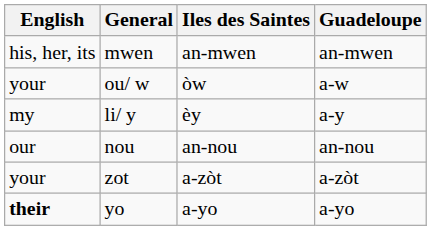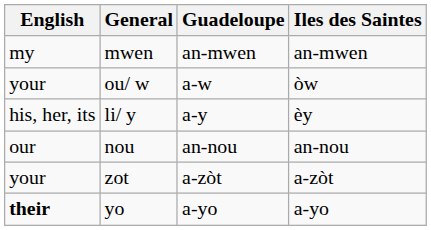columns swapped: (370, 20) <-> (246, 20)
(52, 51) his, her, its -> (22, 51) my
(22, 114) my -> (52, 114) his, her, its
